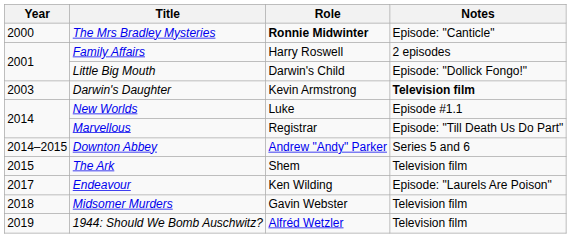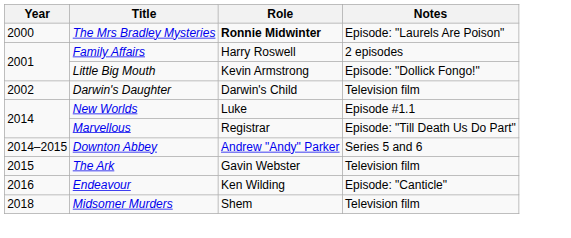(443, 33) Episode: "Canticle" -> (425, 33) Episode: "Laurels Are Poison"
(307, 71) Darwin's Child -> (265, 71) Kevin Armstrong
(20, 90) 2003 -> (20, 90) 2002
(312, 90) Kevin Armstrong -> (259, 90) Darwin's Child
(434, 90) bold -> (382, 90) normal
(284, 166) Shem -> (261, 166) Gavin Webster
(20, 185) 2017 -> (20, 185) 2016
(472, 185) Episode: "Laurels Are Poison" -> (396, 185) Episode: "Canticle"
(308, 204) Gavin Webster -> (237, 204) Shem
- row: (168, 223)
